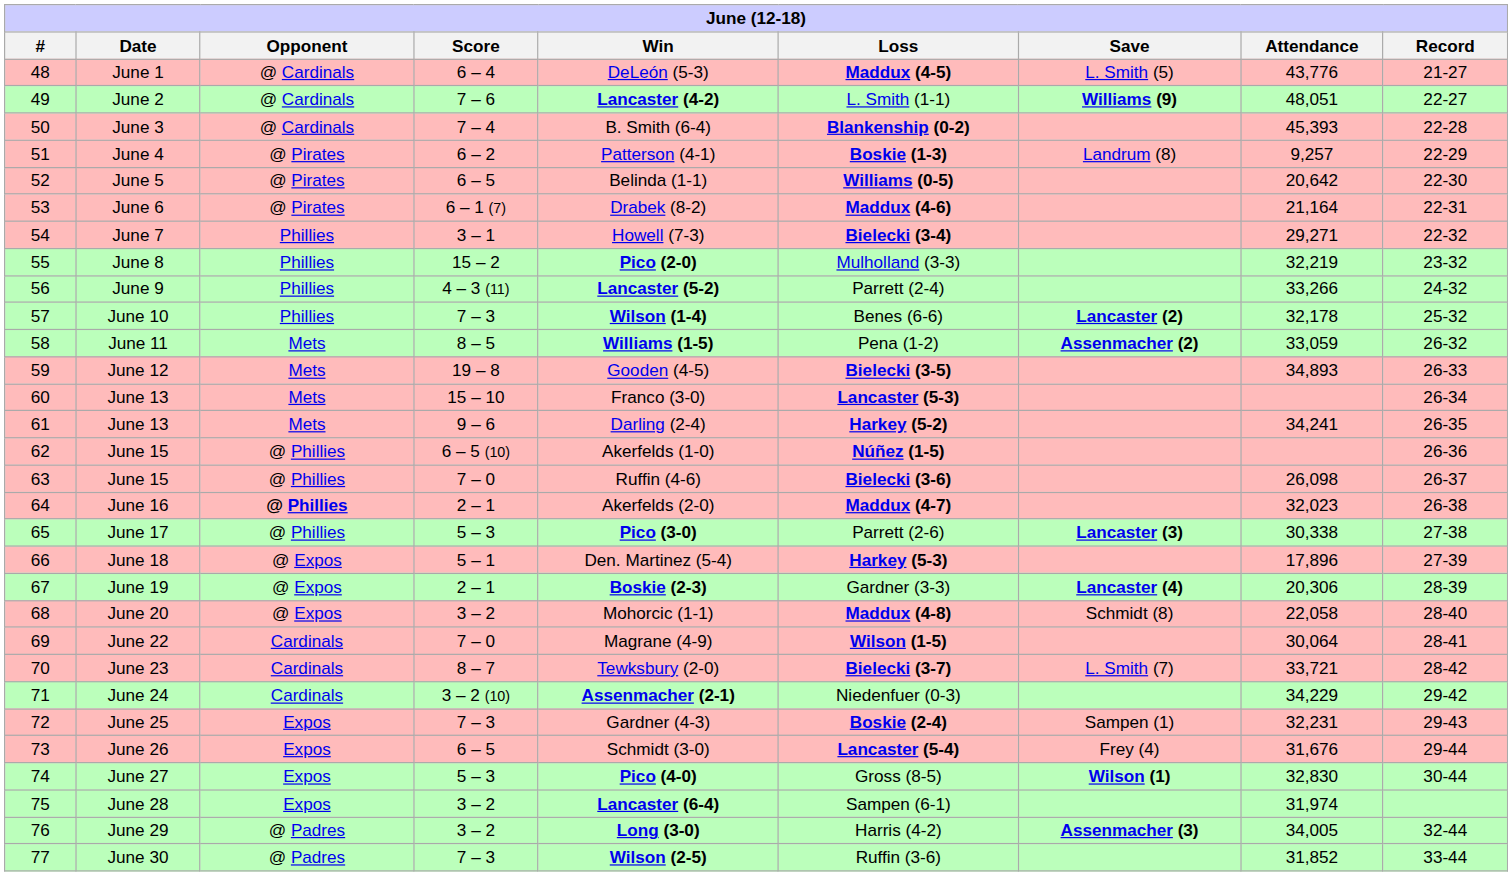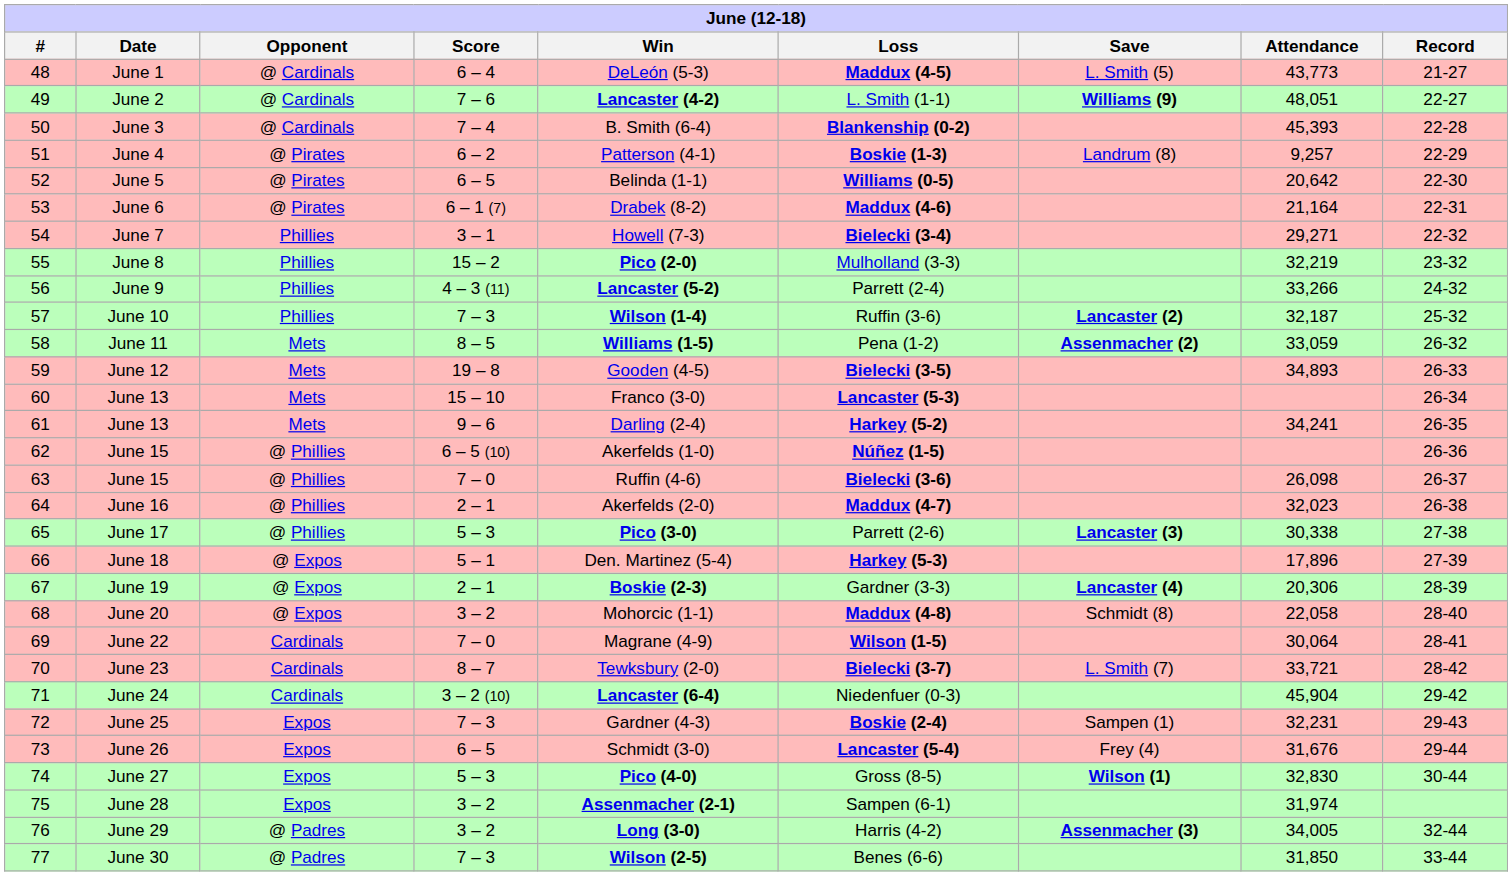(1312, 72) 43,776 -> (1312, 72) 43,773
(898, 316) Benes (6-6) -> (898, 316) Ruffin (3-6)
(1312, 316) 32,178 -> (1312, 316) 32,187
(307, 505) bold -> (307, 505) normal
(658, 695) Assenmacher (2-1) -> (658, 695) Lancaster (6-4)
(1312, 695) 34,229 -> (1312, 695) 45,904
(658, 803) Lancaster (6-4) -> (658, 803) Assenmacher (2-1)
(898, 857) Ruffin (3-6) -> (898, 857) Benes (6-6)
(1312, 857) 31,852 -> (1312, 857) 31,850
